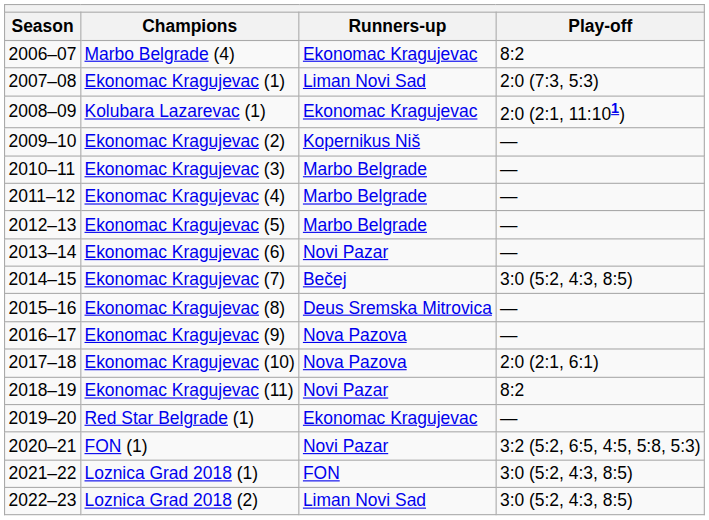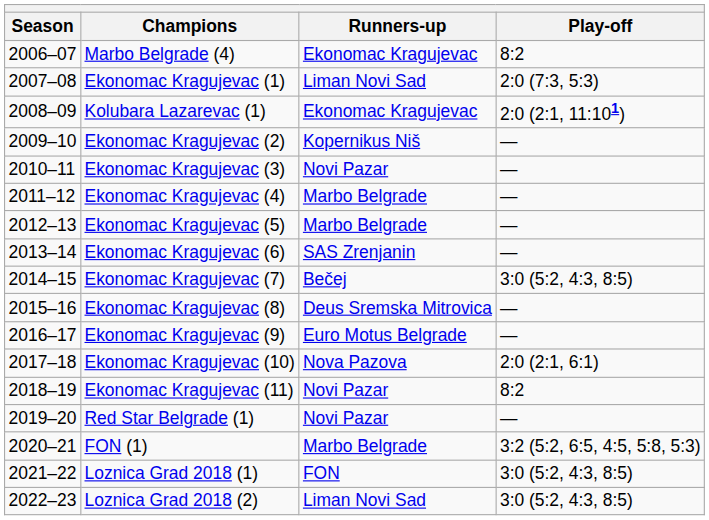(365, 169) Marbo Belgrade -> (346, 169) Novi Pazar
(346, 252) Novi Pazar -> (359, 252) SAS Zrenjanin
(355, 335) Nova Pazova -> (385, 335) Euro Motus Belgrade
(390, 418) Ekonomac Kragujevac -> (346, 418) Novi Pazar
(346, 445) Novi Pazar -> (365, 445) Marbo Belgrade
